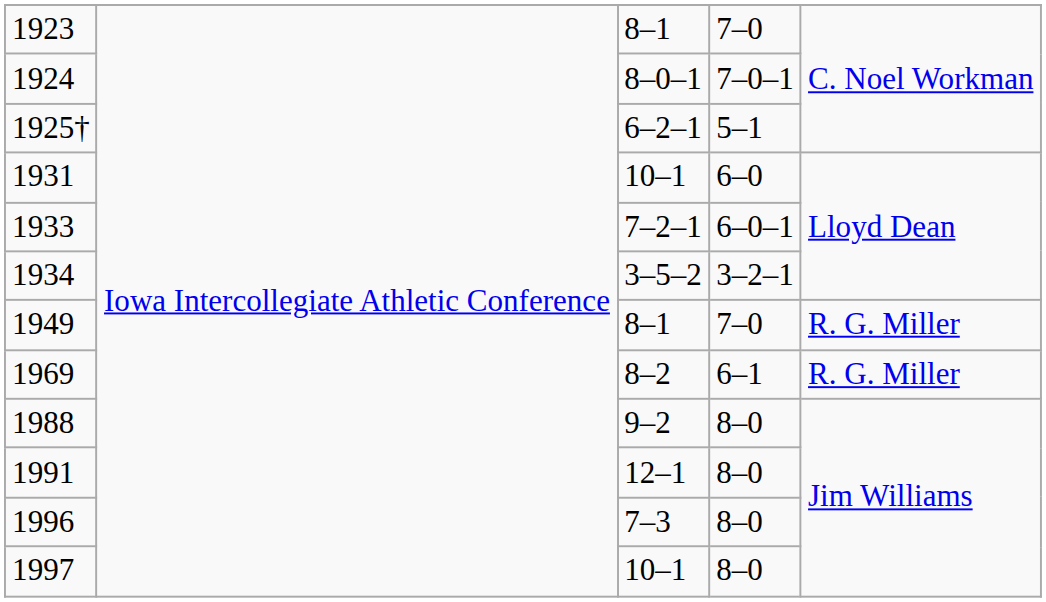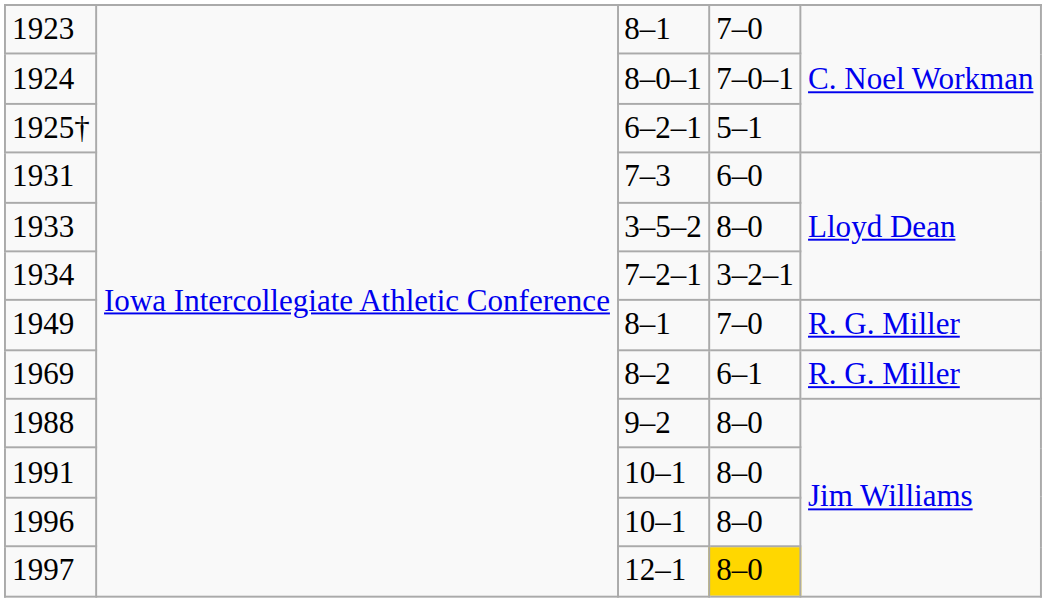(655, 176) 10–1 -> (648, 176) 7–3
(663, 226) 7–2–1 -> (663, 226) 3–5–2
(755, 226) 6–0–1 -> (739, 226) 8–0
(663, 275) 3–5–2 -> (663, 275) 7–2–1
(655, 472) 12–1 -> (655, 472) 10–1
(648, 521) 7–3 -> (655, 521) 10–1
(655, 570) 10–1 -> (655, 570) 12–1
(739, 570) no background -> (739, 570) gold background
